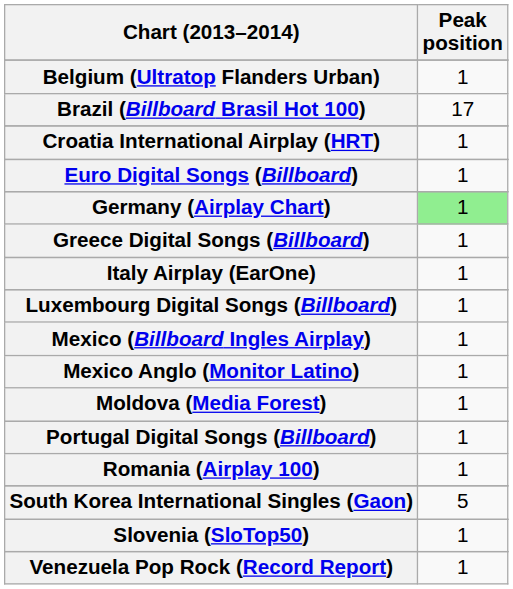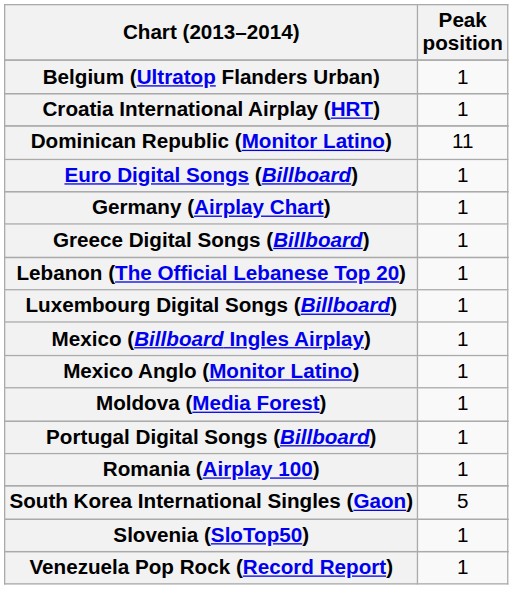- row: (211, 109)
+ row: (211, 142)
(463, 207) lightgreen background -> (463, 207) no background
- row: (211, 273)
+ row: (211, 273)
